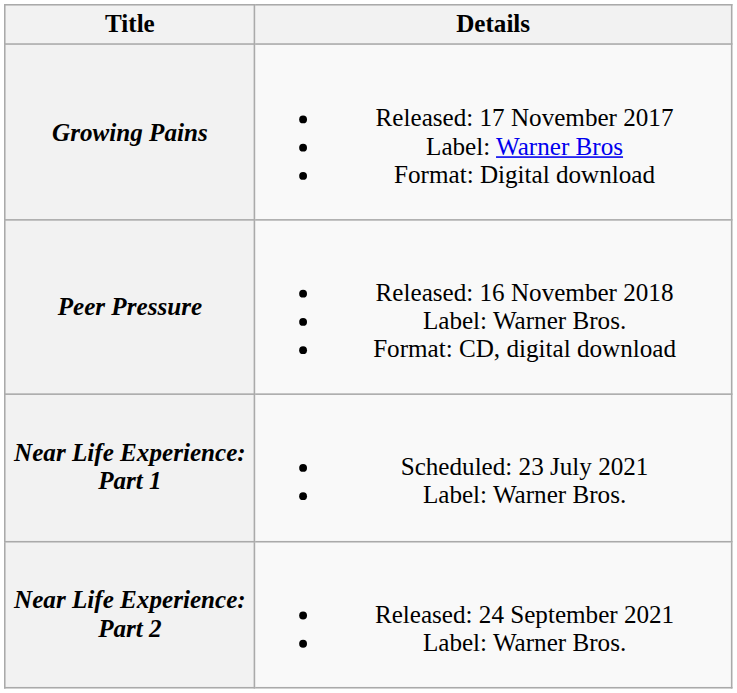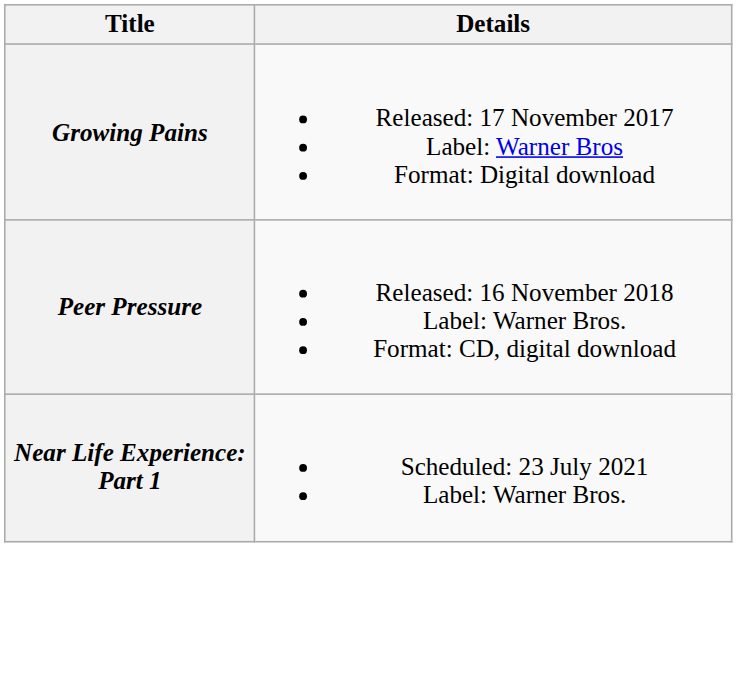- row: (130, 613)
